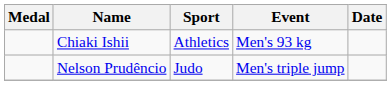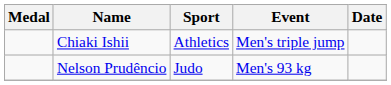(274, 42) Men's 93 kg -> (290, 42) Men's triple jump
(290, 67) Men's triple jump -> (274, 67) Men's 93 kg
